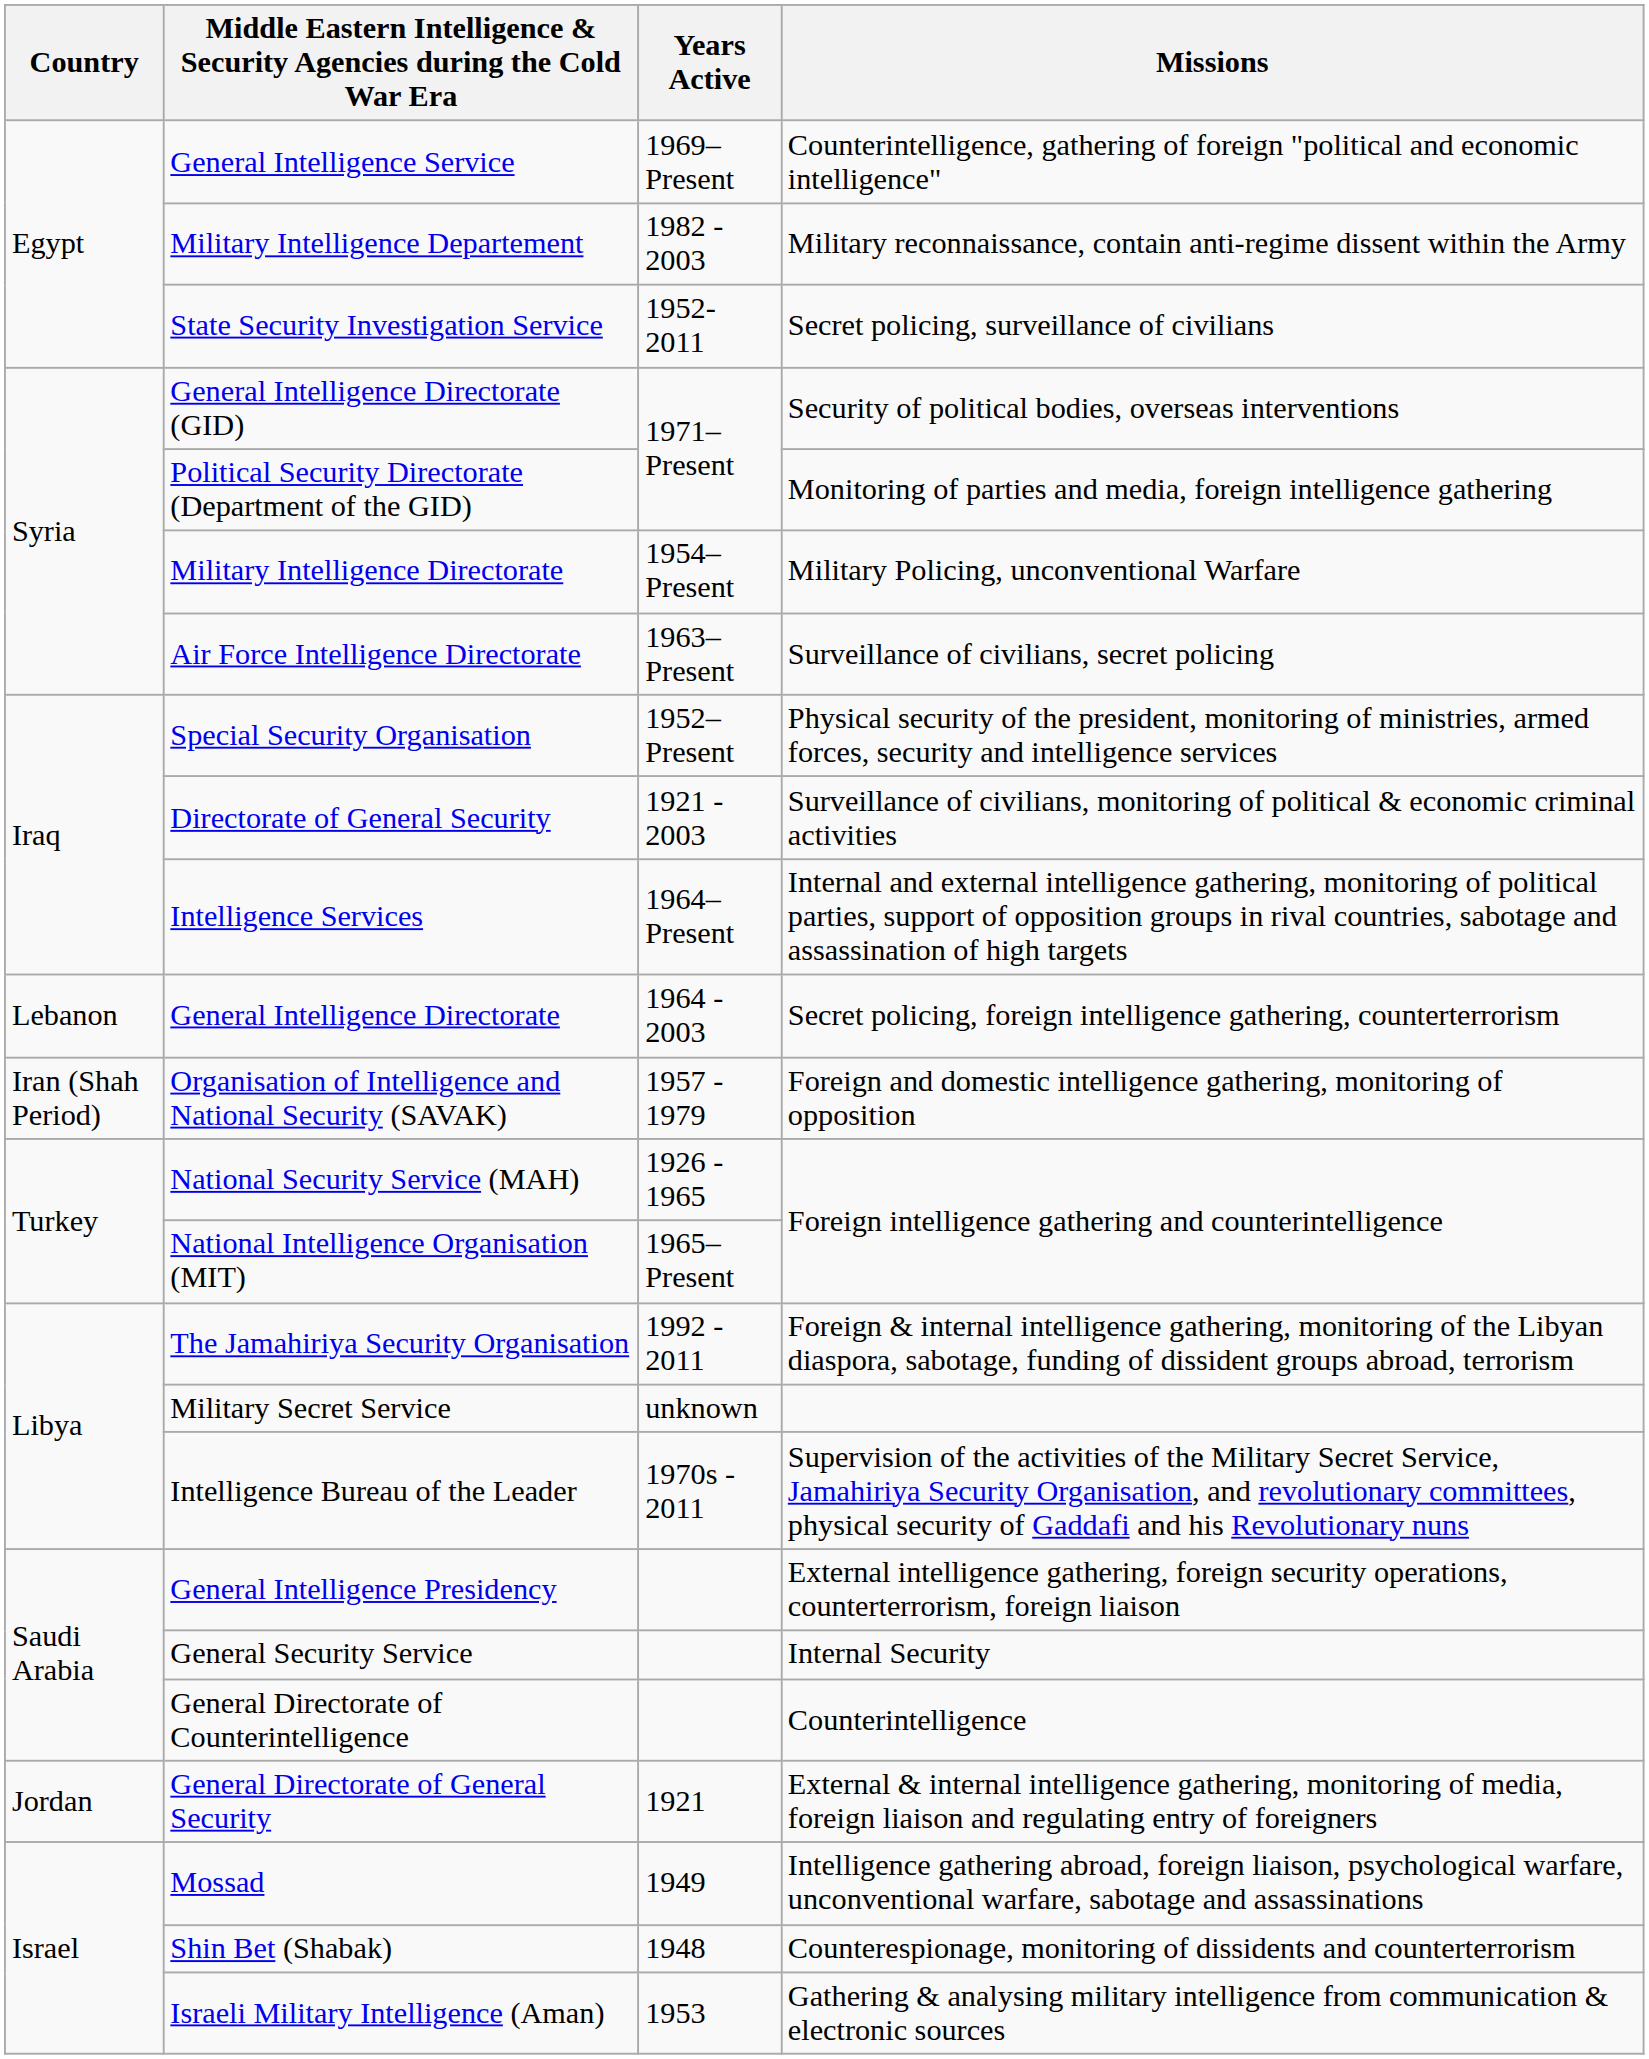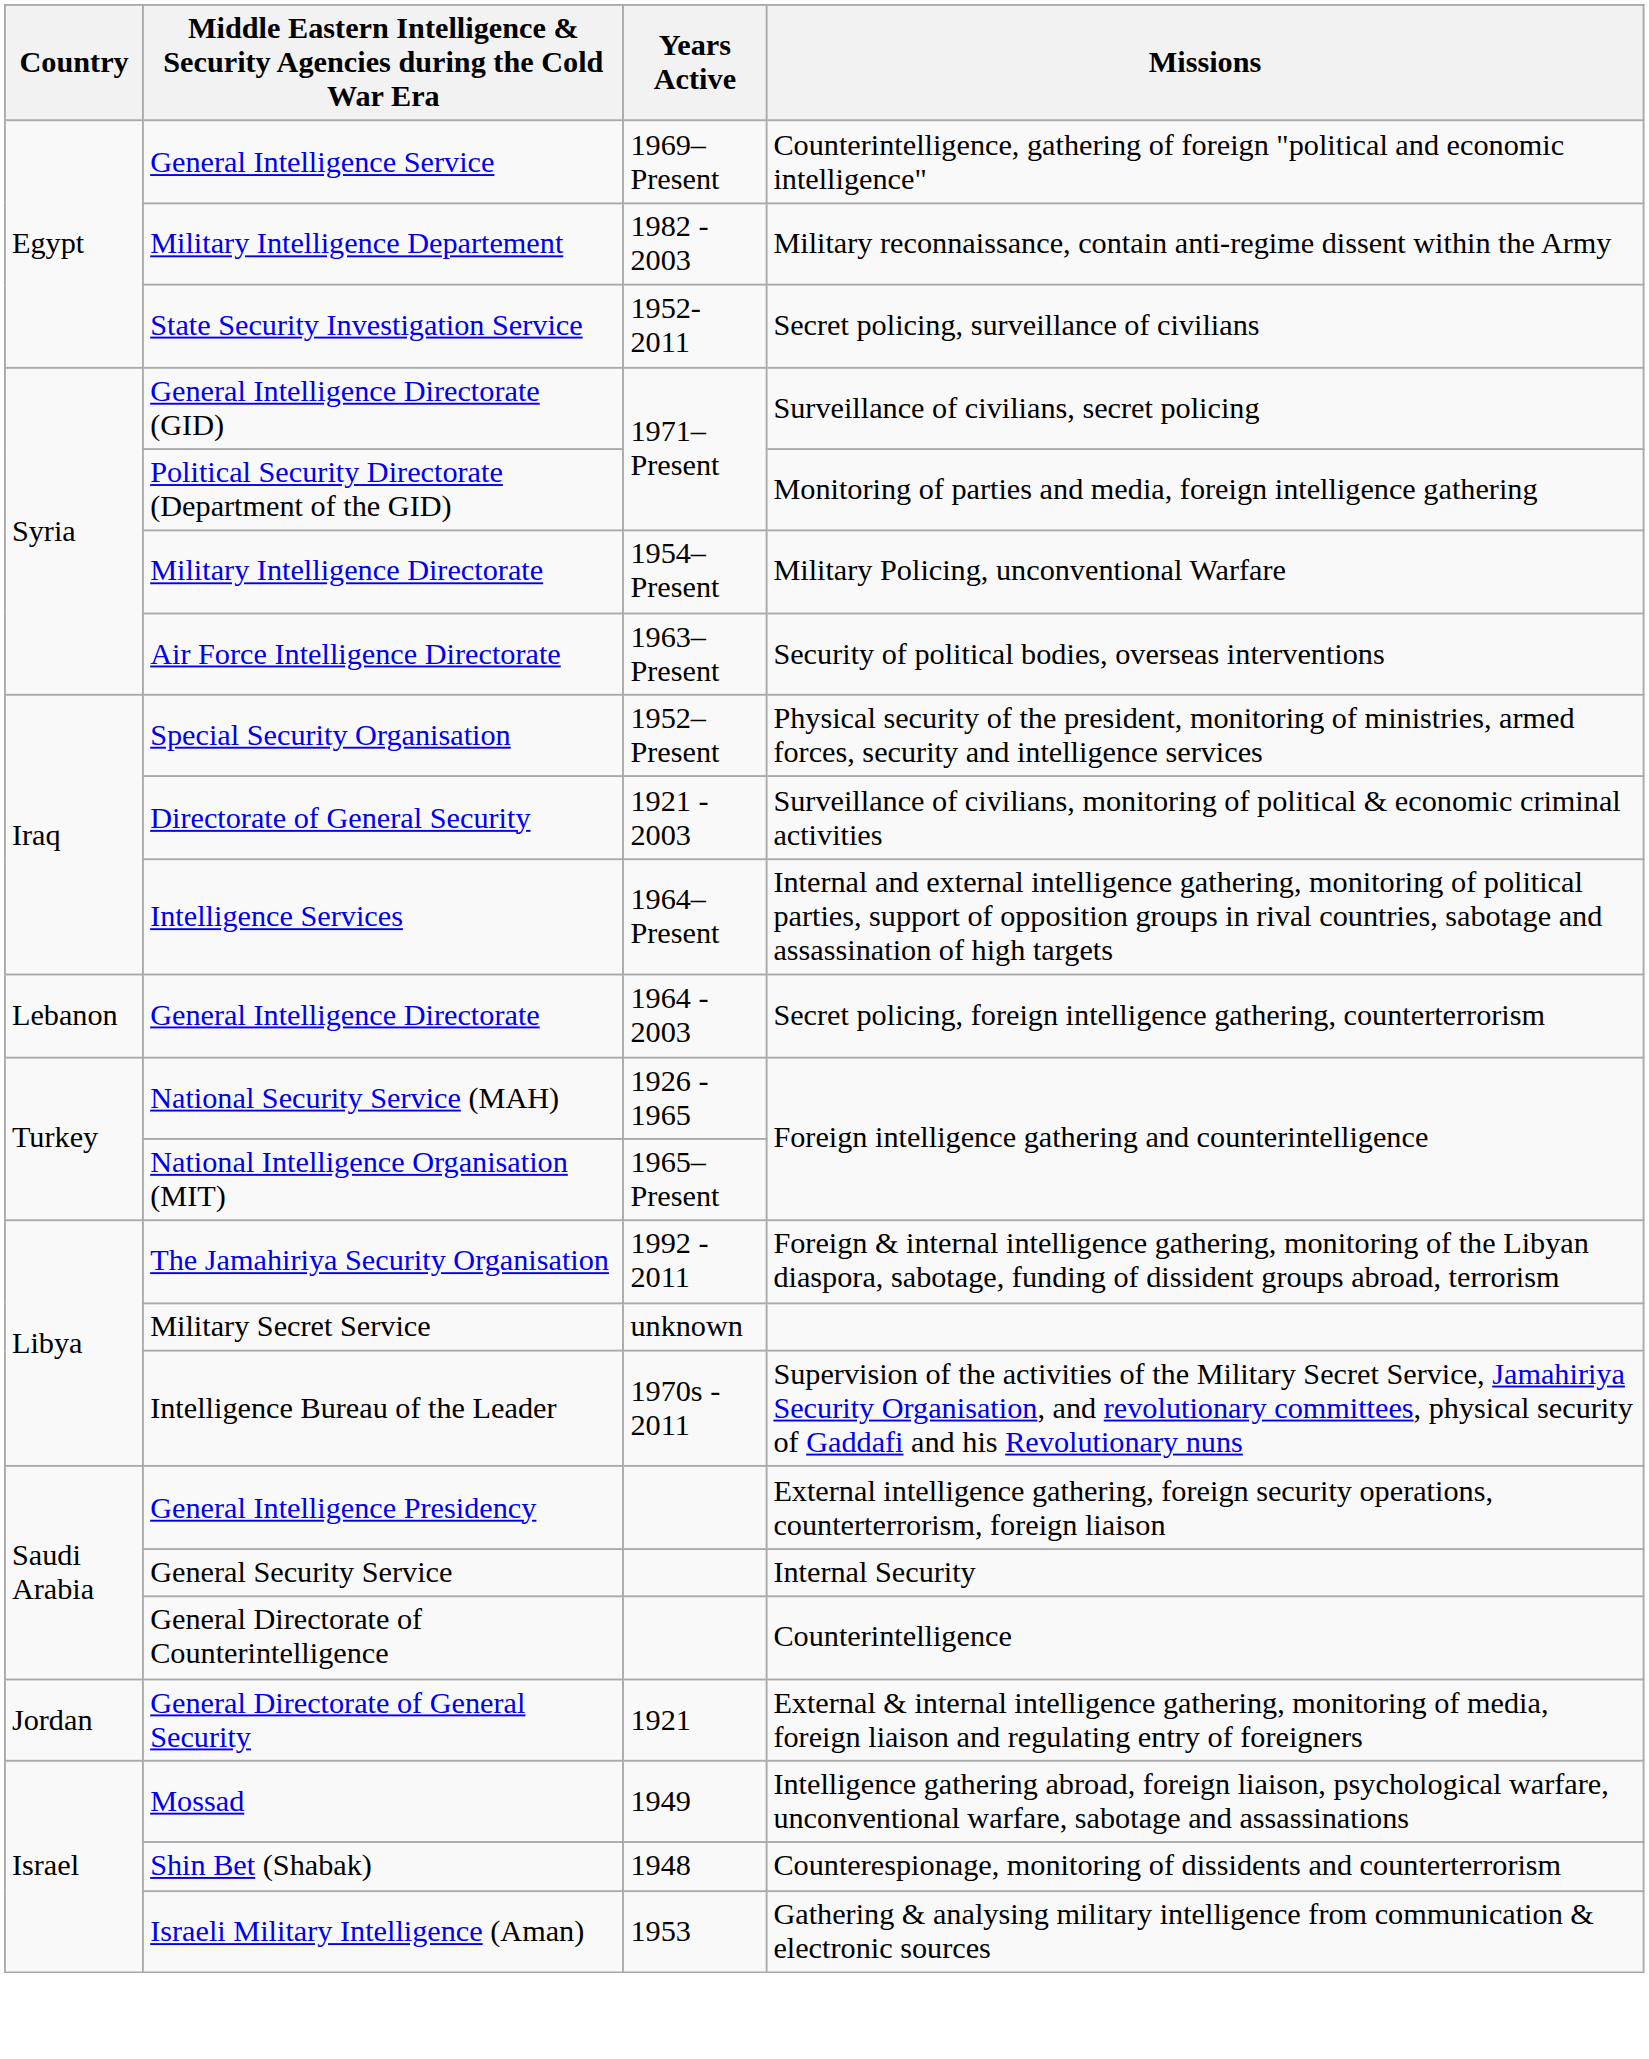(1094, 407) Security of political bodies, overseas interventions -> (1016, 407) Surveillance of civilians, secret policing
(1031, 653) Surveillance of civilians, secret policing -> (1079, 653) Security of political bodies, overseas interventions
- row: (365, 1097)
